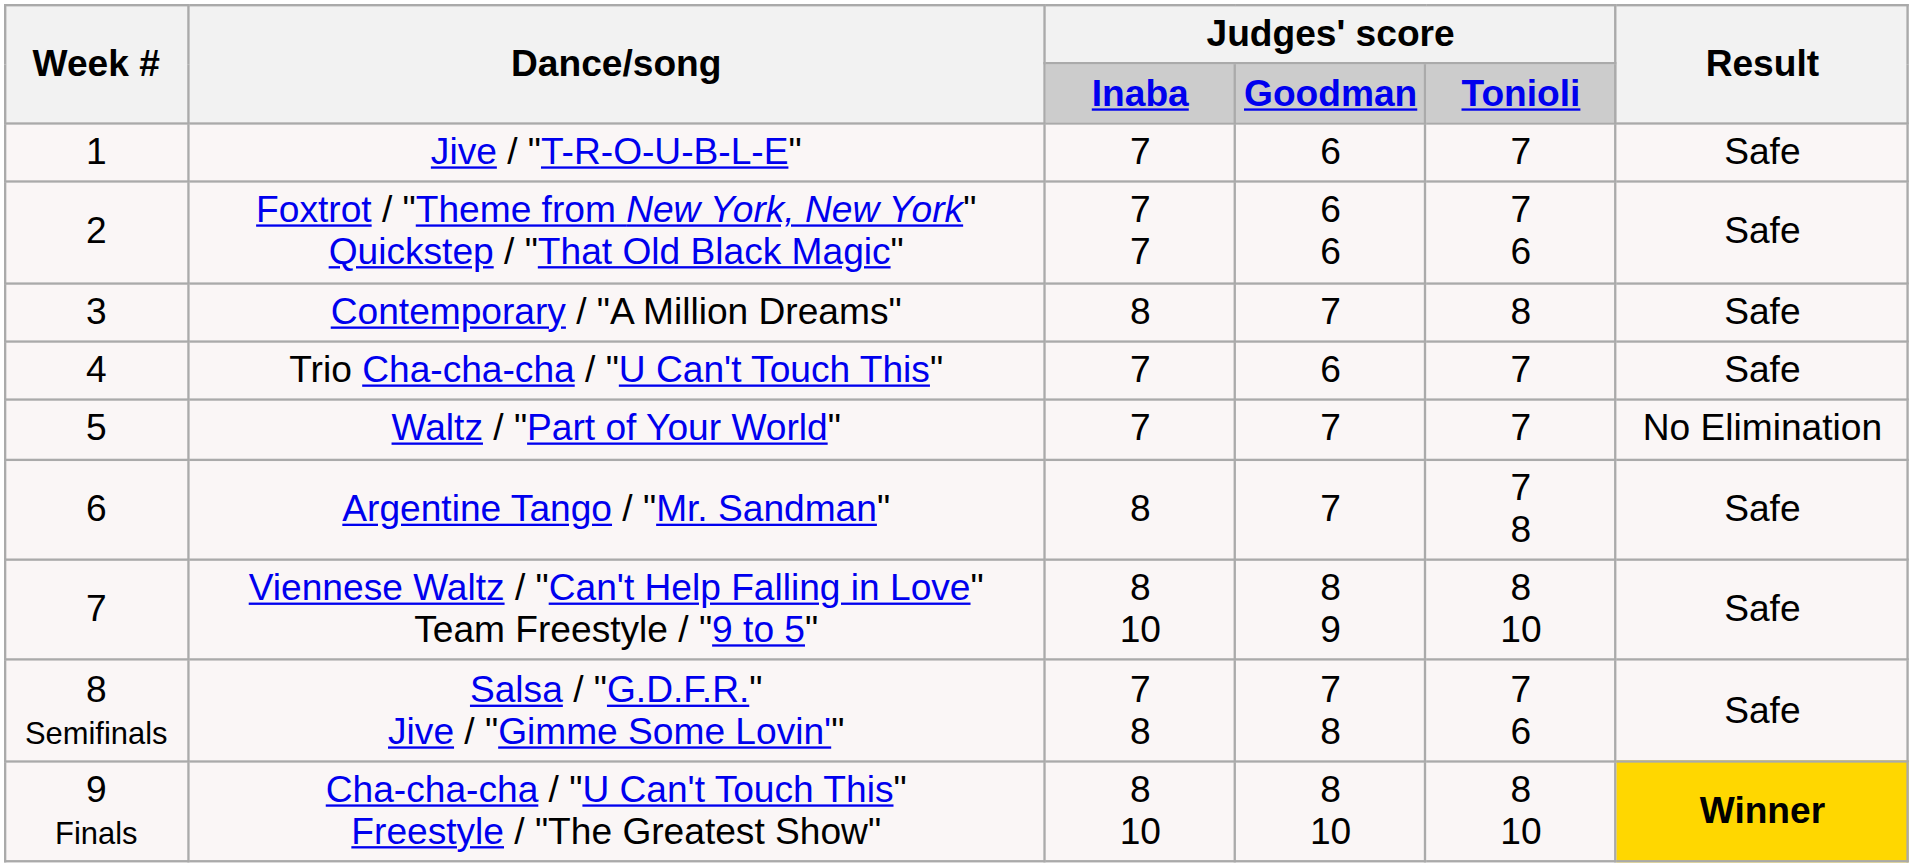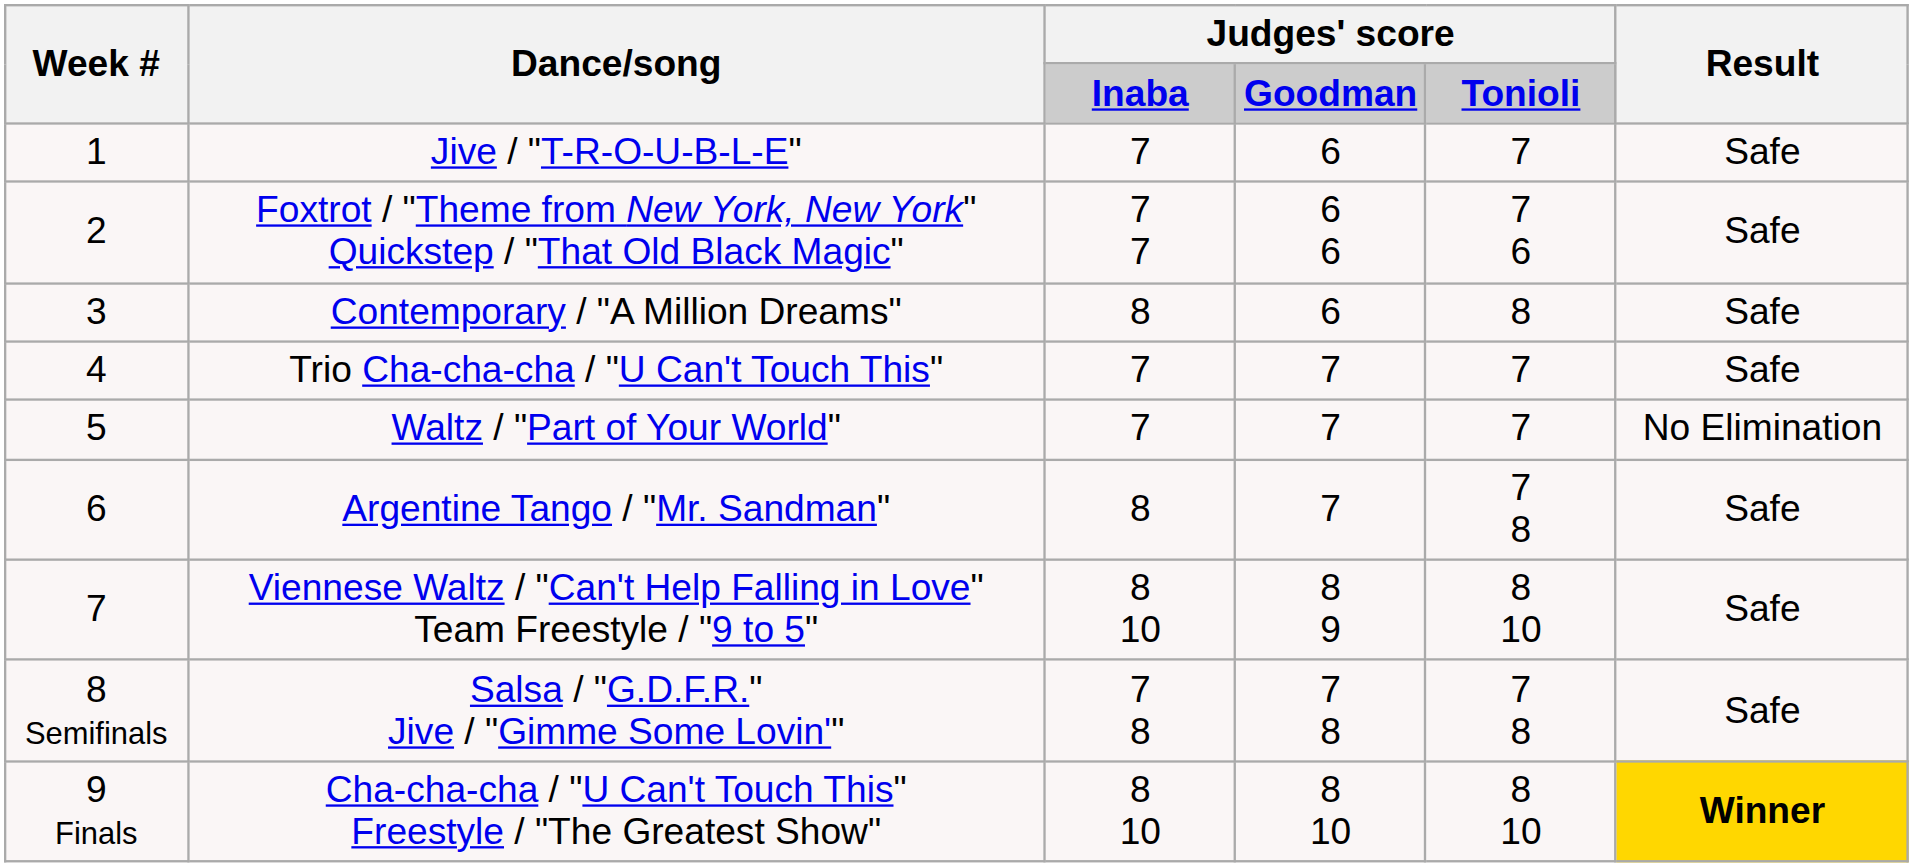(1331, 311) 7 -> (1331, 311) 6
(1331, 370) 6 -> (1331, 370) 7
(1521, 709) 7 6 -> (1521, 709) 7 8
